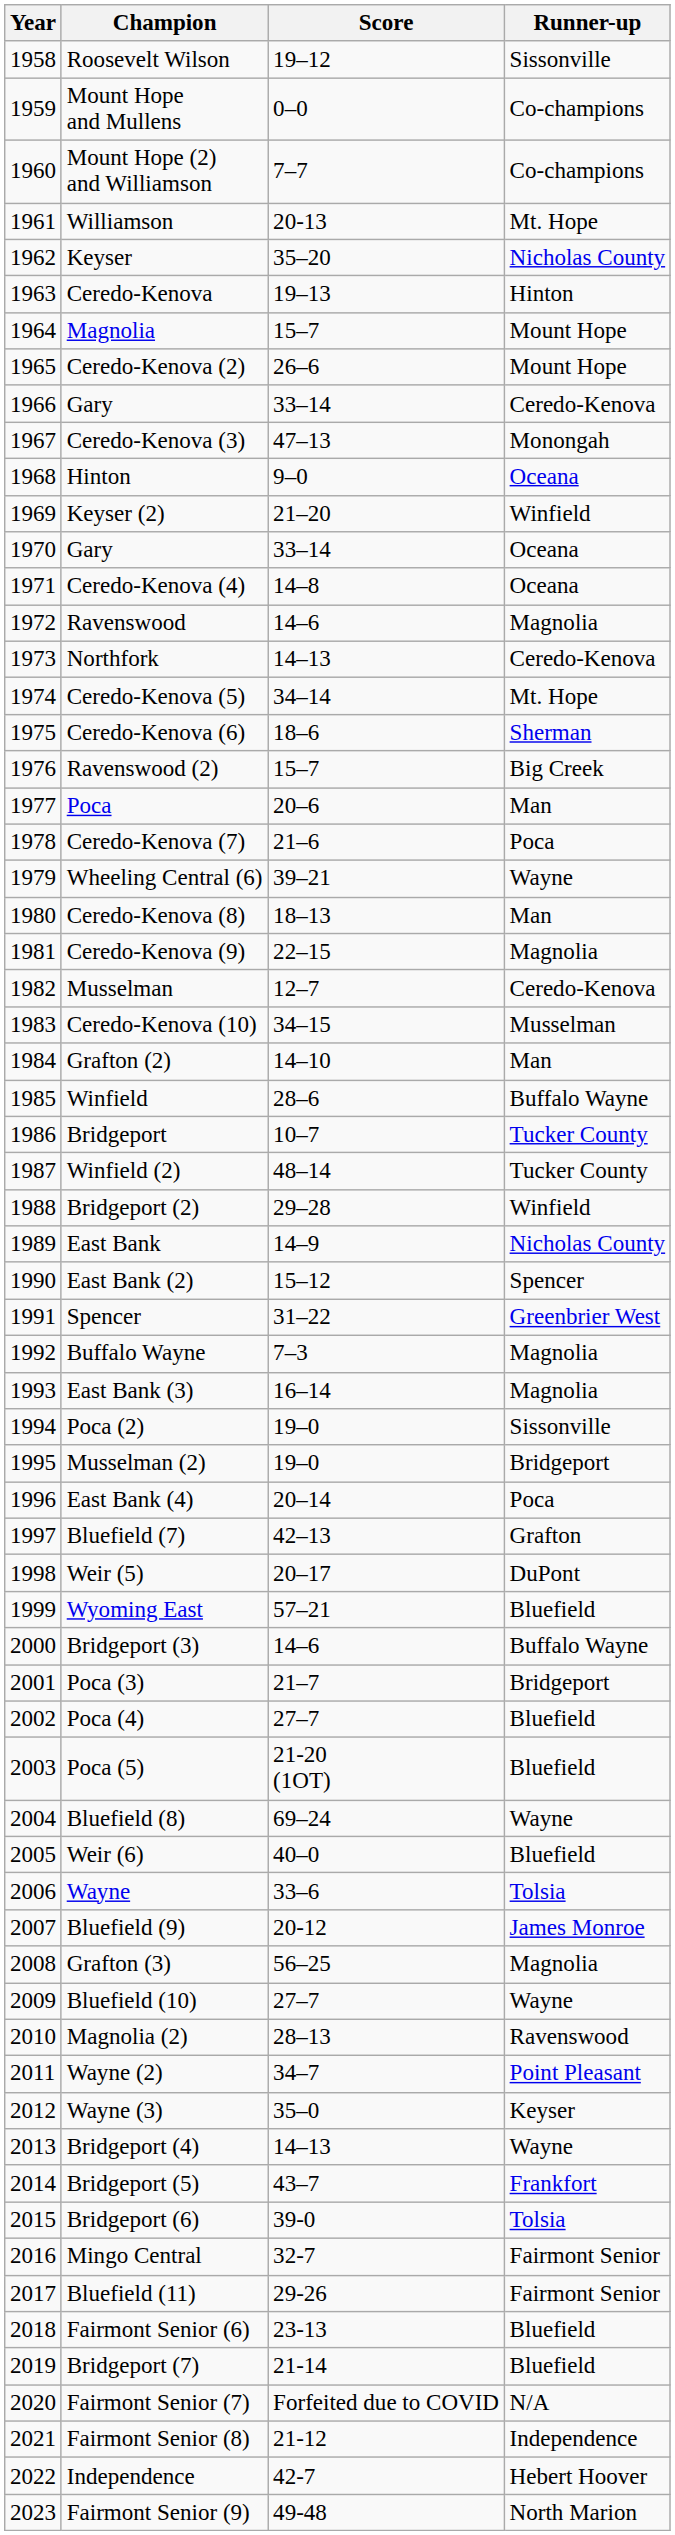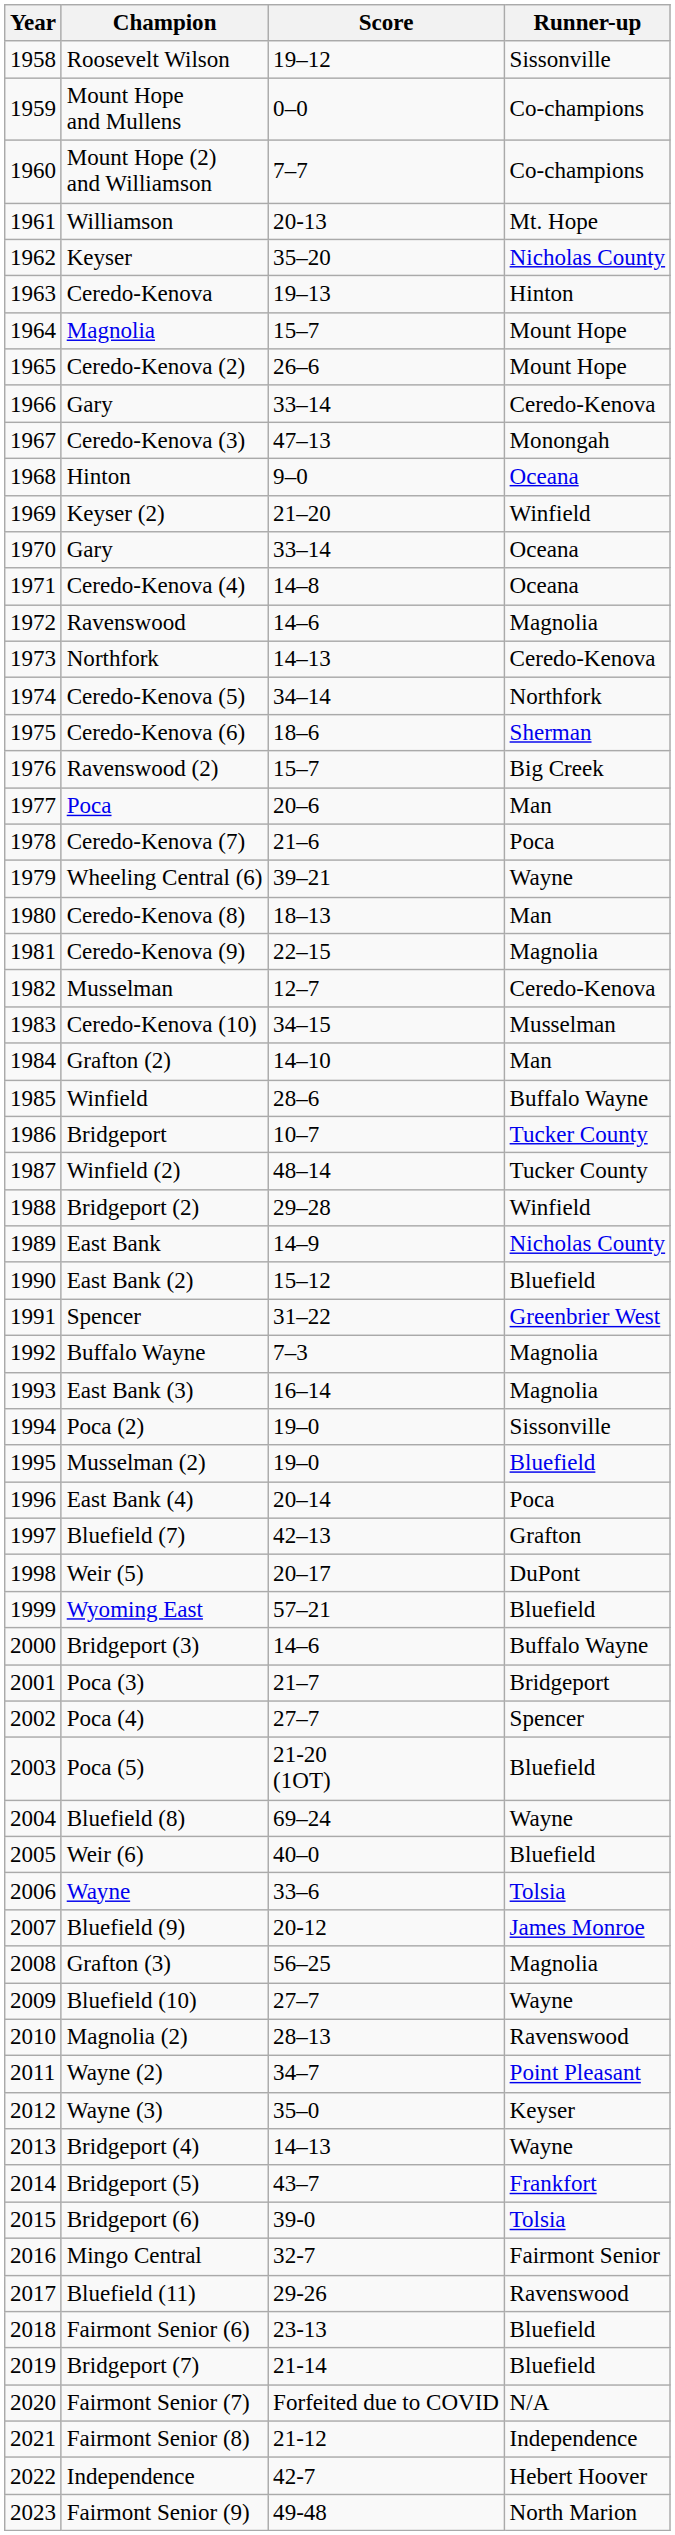(554, 695) Mt. Hope -> (556, 695) Northfork
(547, 1280) Spencer -> (552, 1280) Bluefield
(560, 1463) Bridgeport -> (552, 1463) Bluefield
(552, 1718) Bluefield -> (547, 1718) Spencer
(585, 2292) Fairmont Senior -> (569, 2292) Ravenswood
